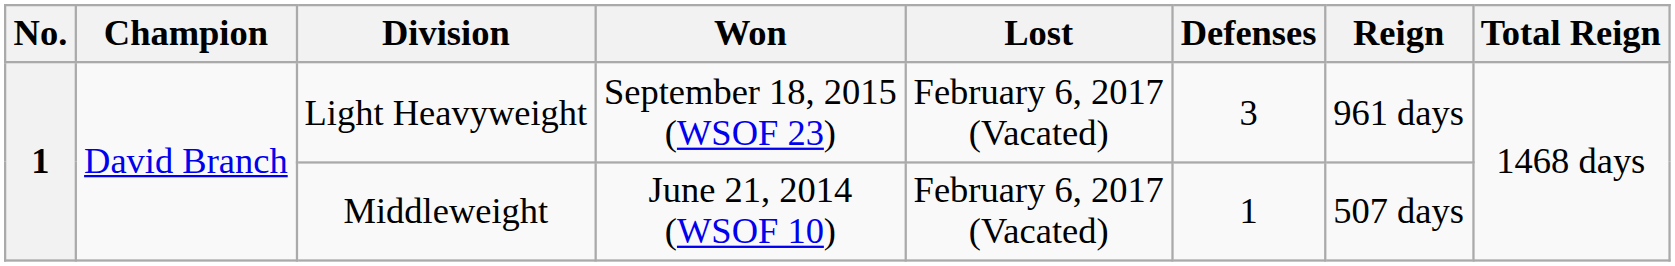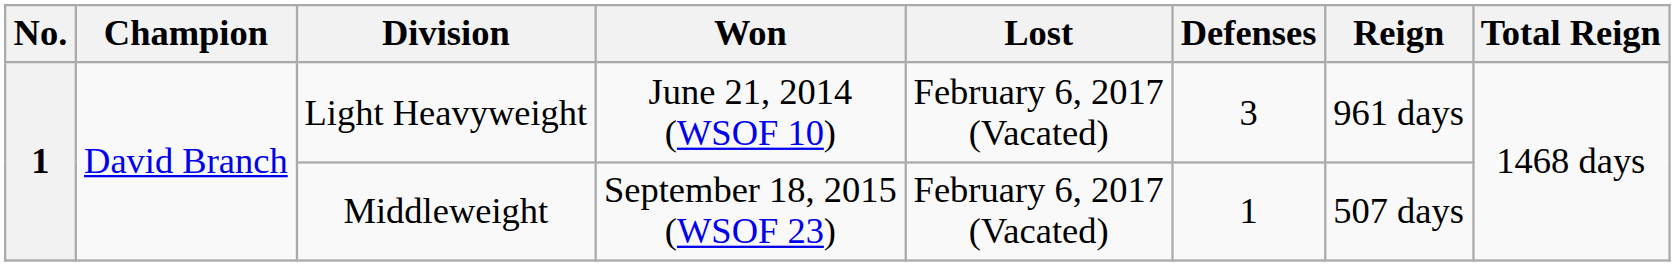(750, 111) September 18, 2015 (WSOF 23) -> (750, 111) June 21, 2014 (WSOF 10)
(750, 210) June 21, 2014 (WSOF 10) -> (750, 210) September 18, 2015 (WSOF 23)
